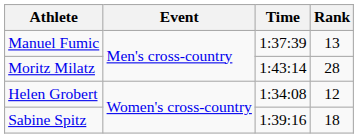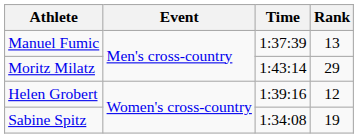(332, 69) 28 -> (332, 69) 29
(283, 94) 1:34:08 -> (283, 94) 1:39:16
(283, 120) 1:39:16 -> (283, 120) 1:34:08
(332, 120) 18 -> (332, 120) 19
